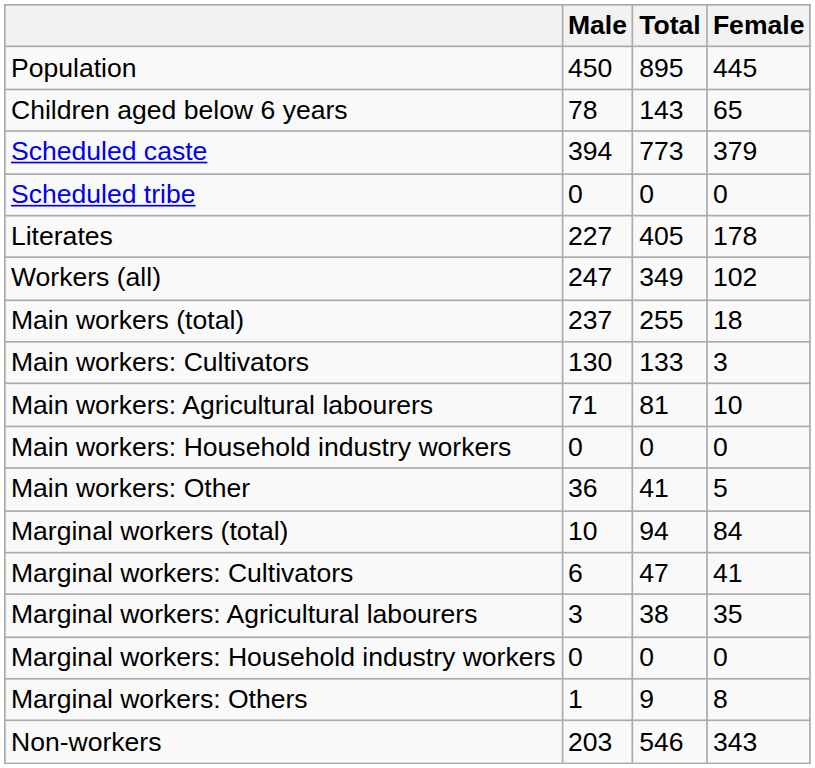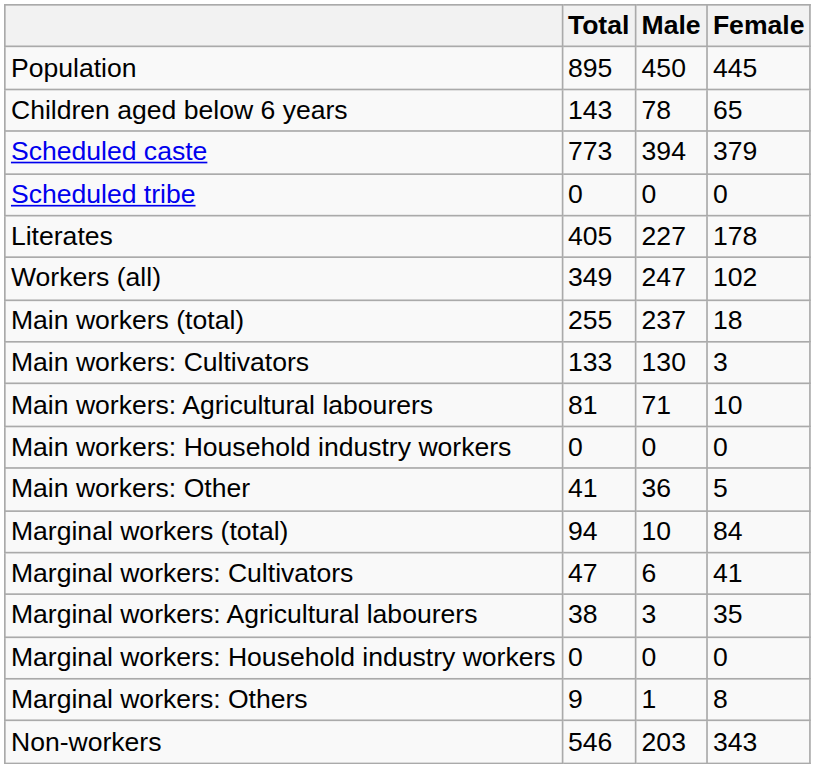columns swapped: (670, 25) <-> (597, 25)
